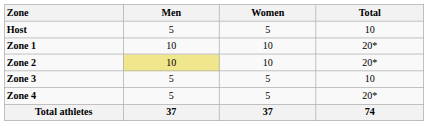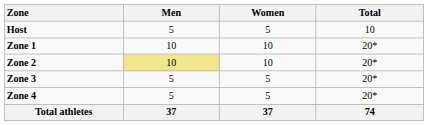(370, 79) 10 -> (370, 79) 20*
